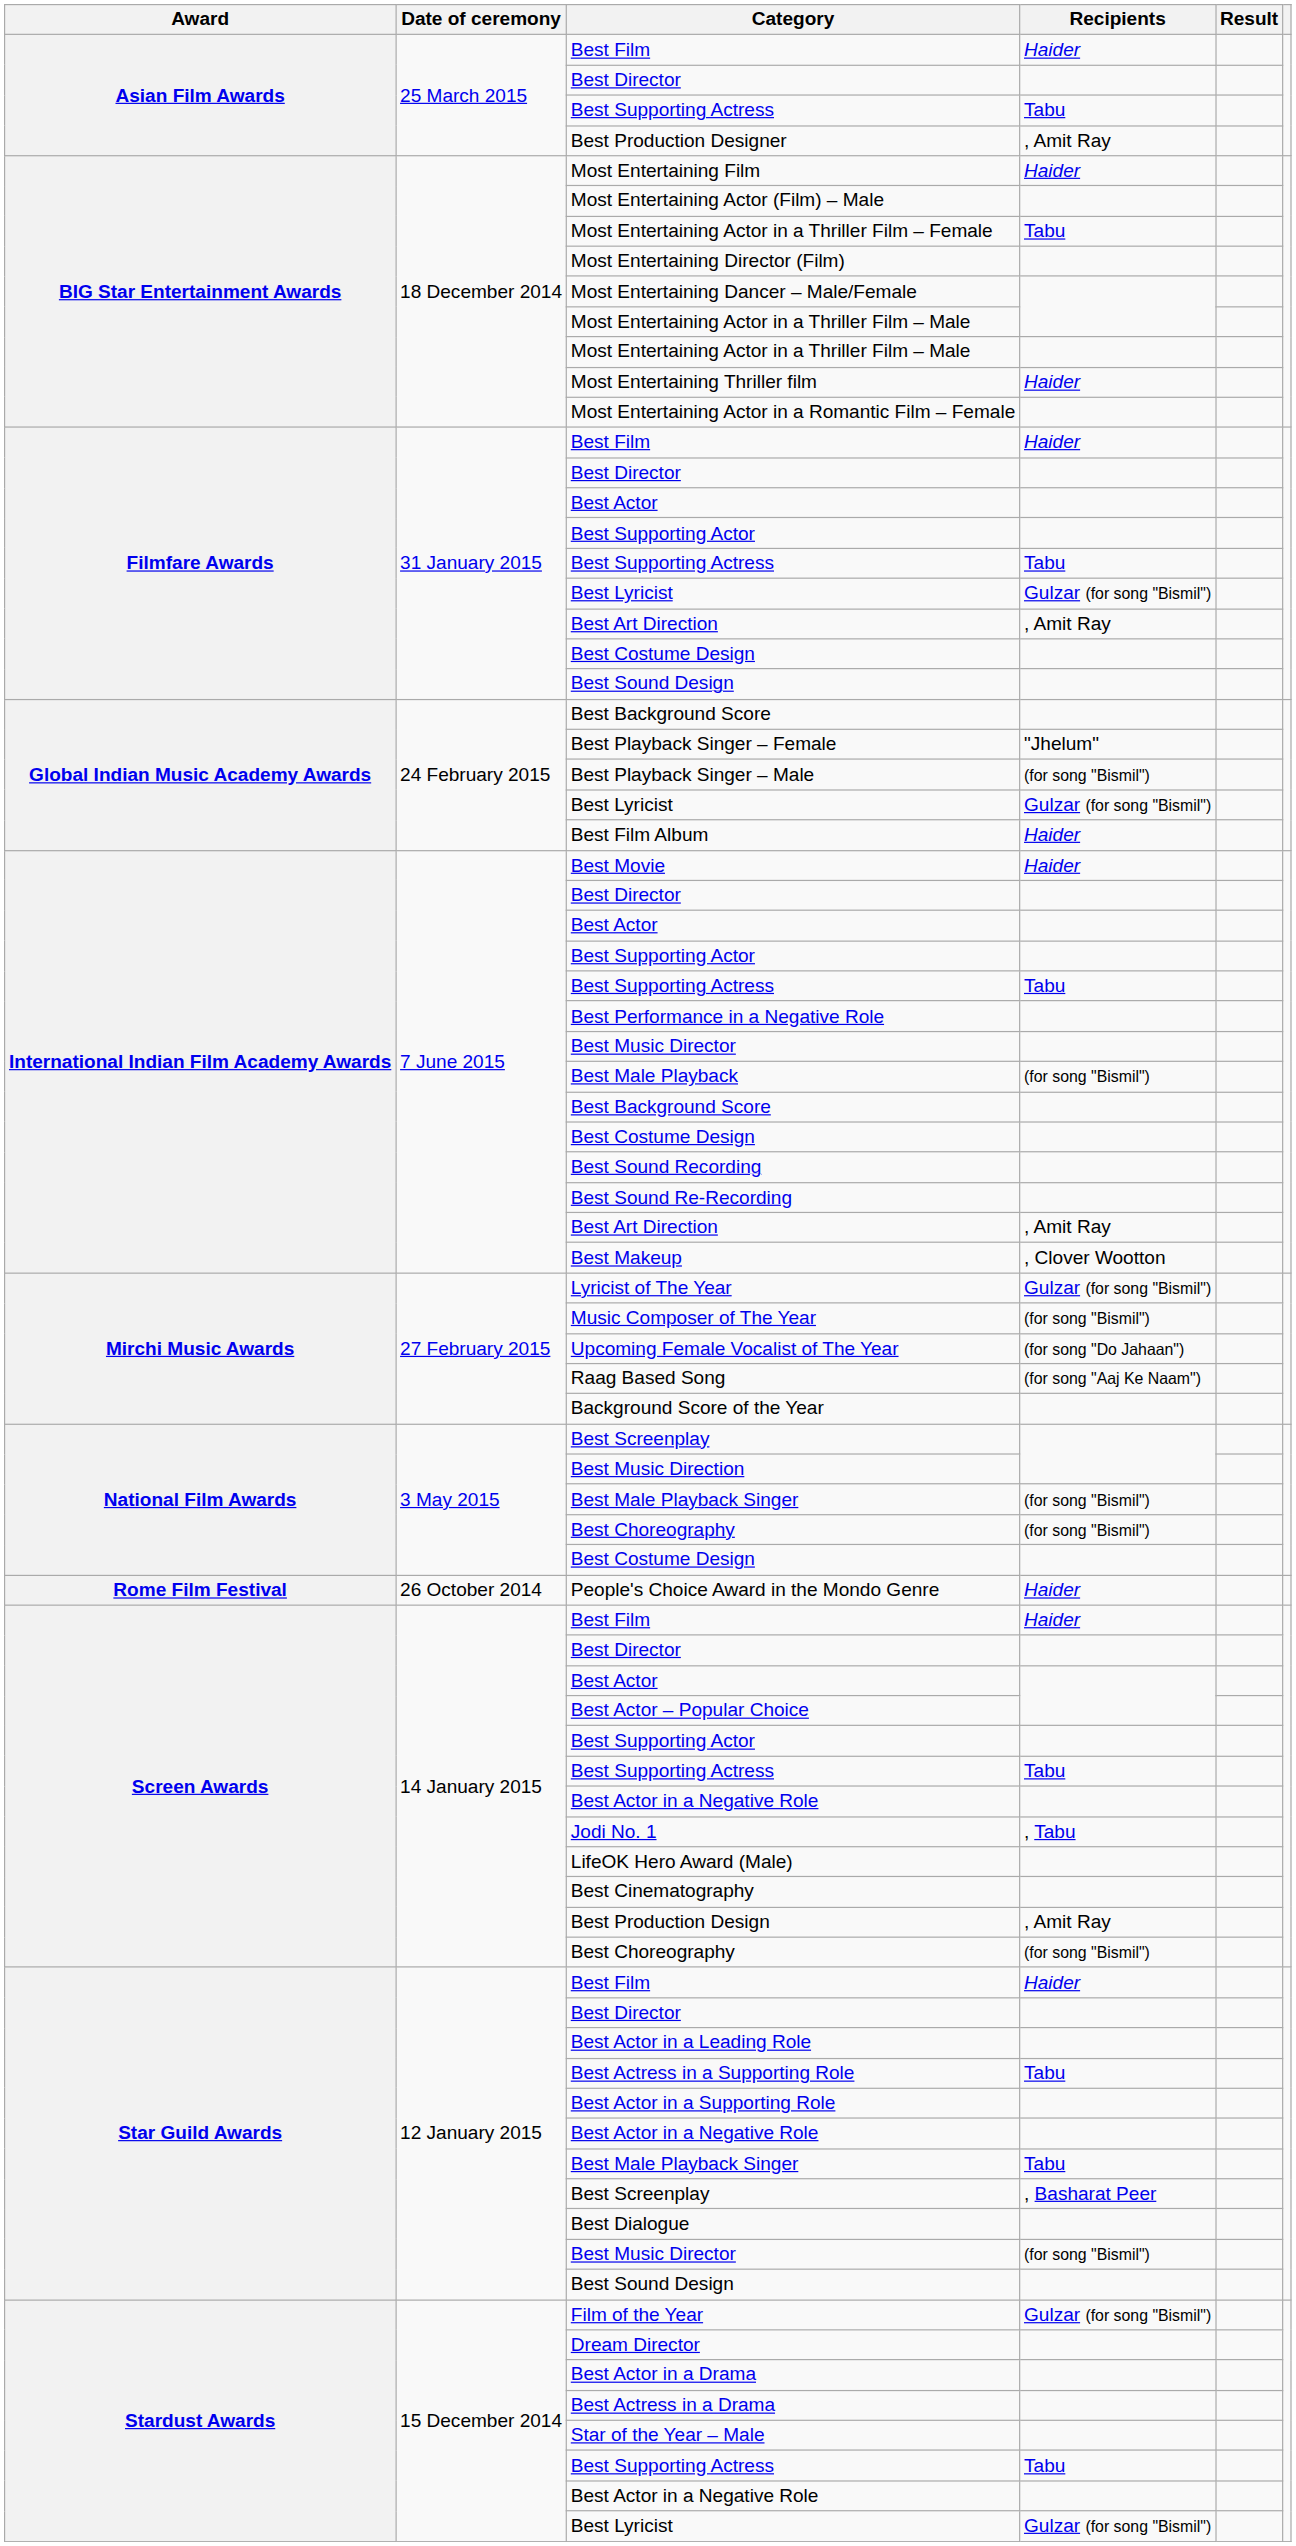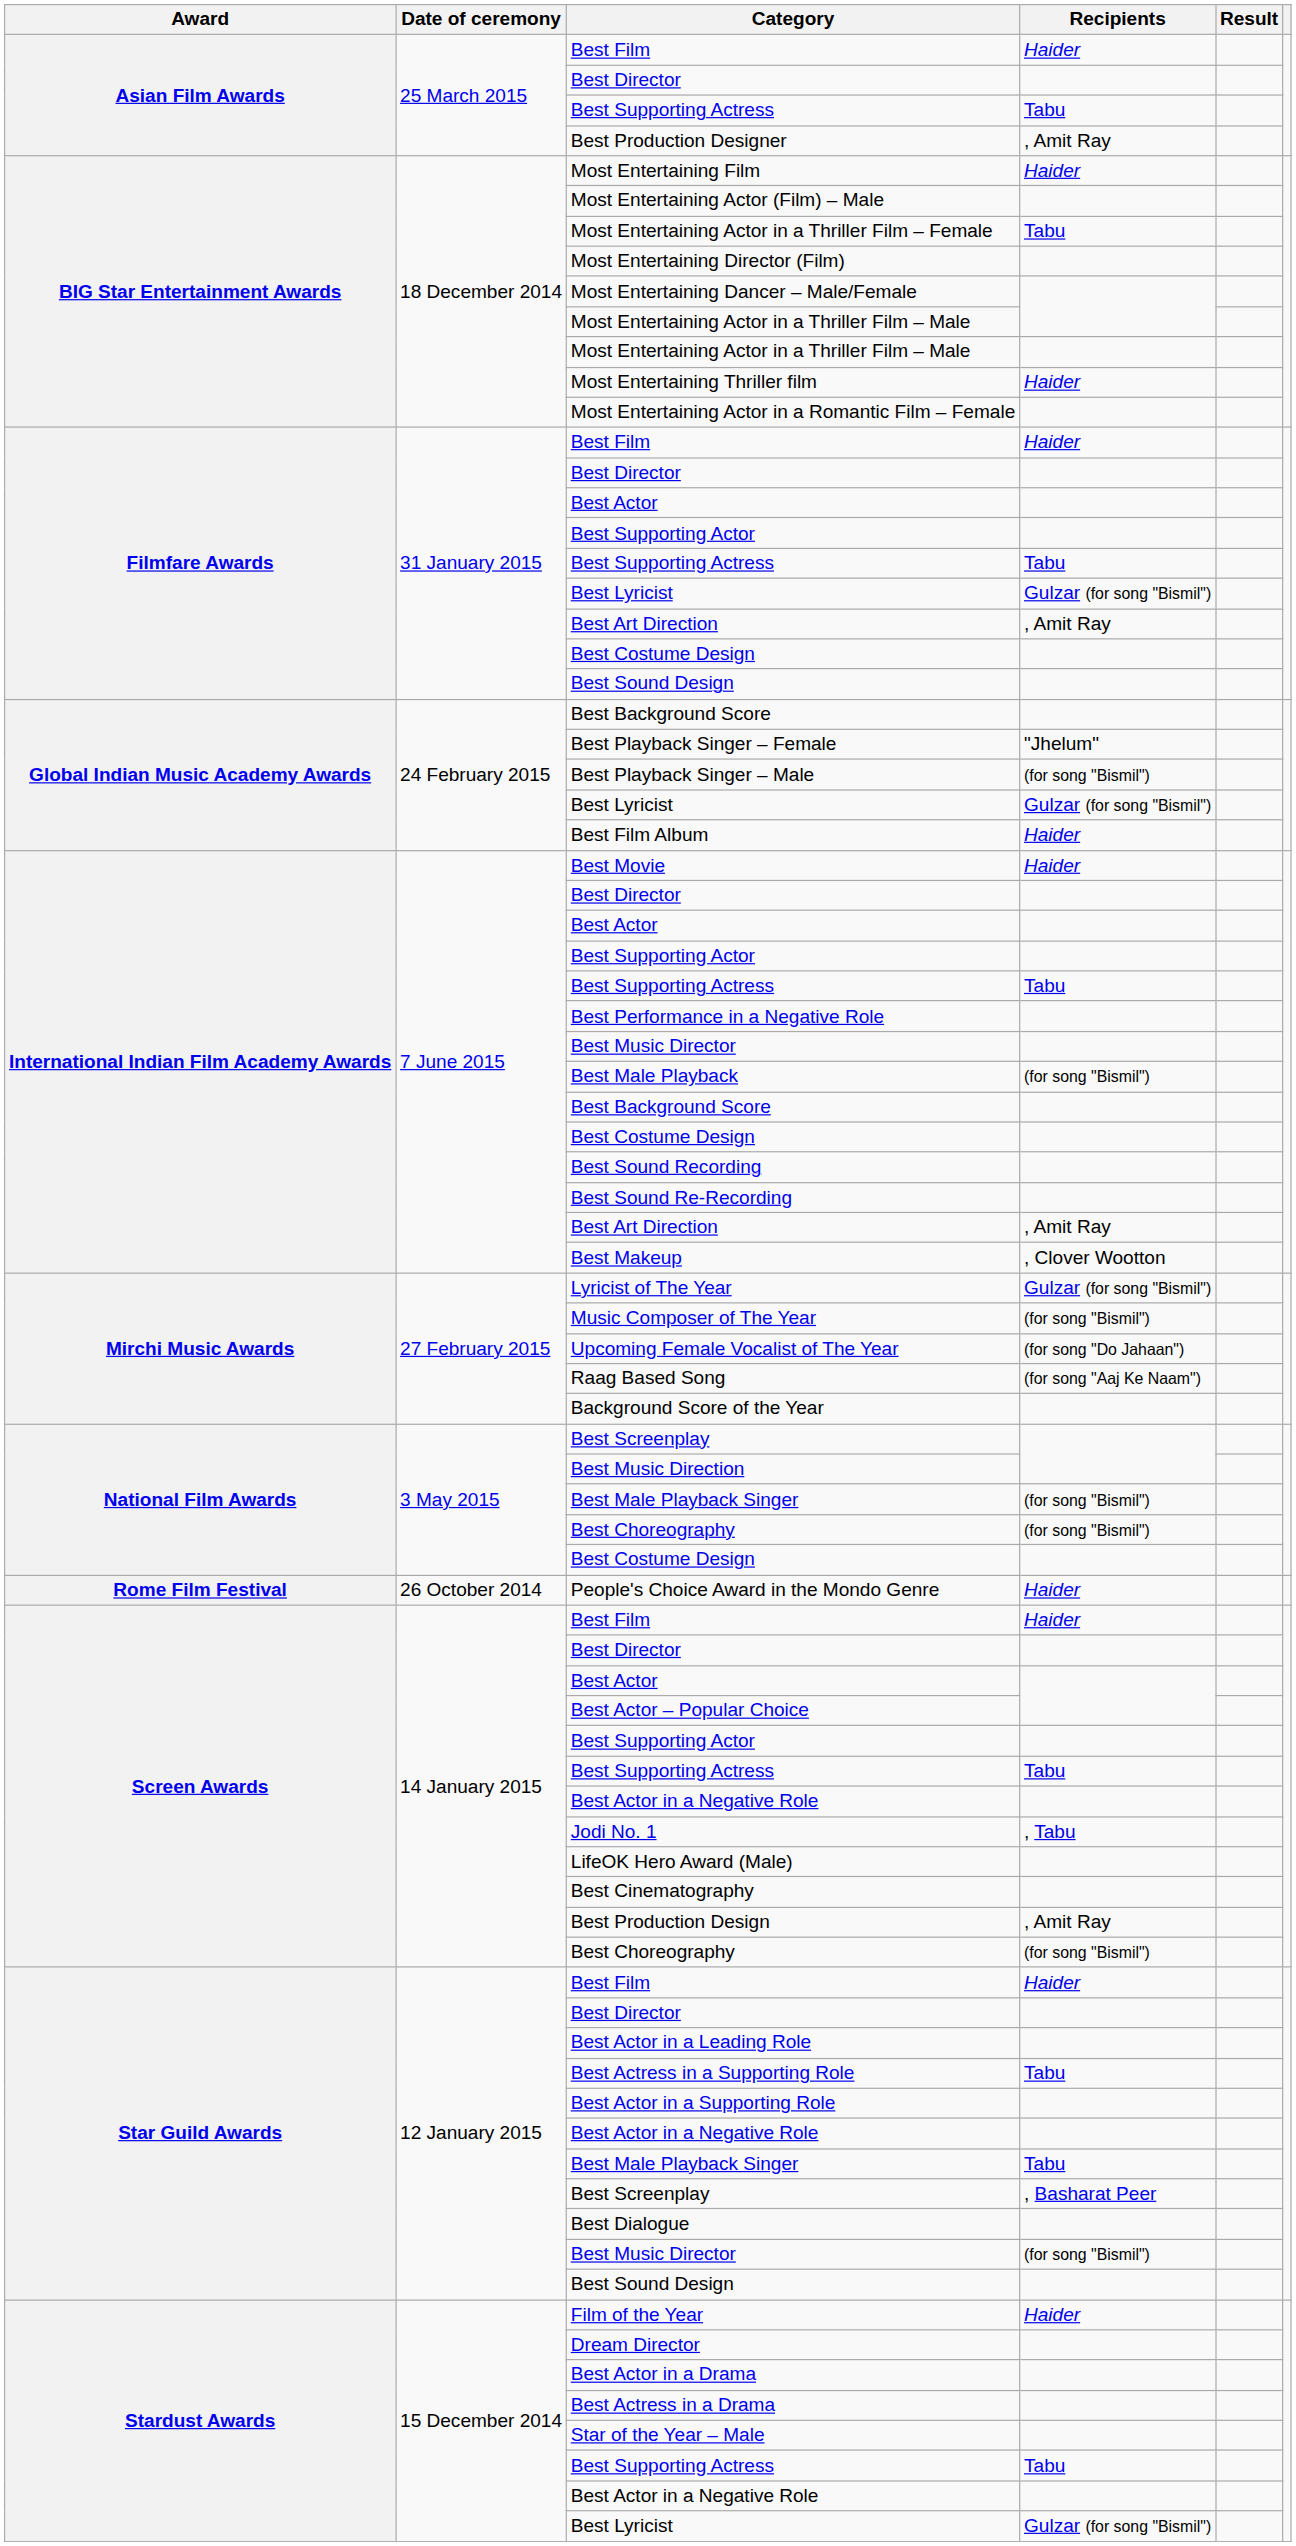(1118, 2314) Gulzar (for song "Bismil") -> (1052, 2314) Haider
